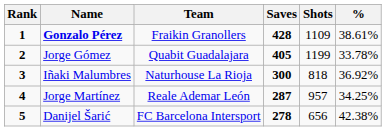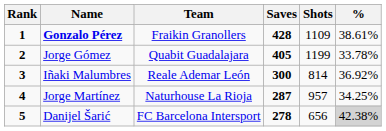(199, 75) Naturhouse La Rioja -> (199, 75) Reale Ademar León
(318, 75) 818 -> (318, 75) 814
(199, 95) Reale Ademar León -> (199, 95) Naturhouse La Rioja
(358, 116) no background -> (358, 116) lightgrey background
